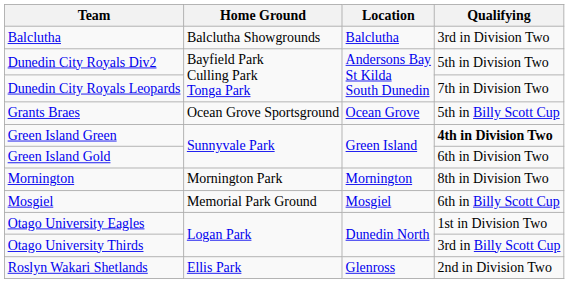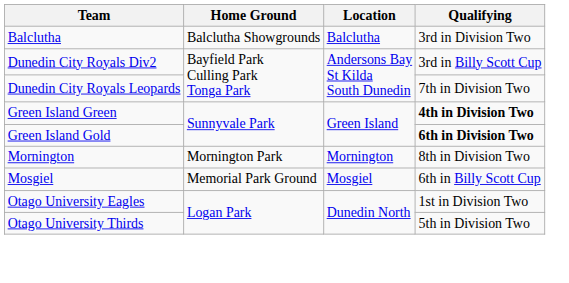(493, 62) 5th in Division Two -> (480, 62) 3rd in Billy Scott Cup
- row: (44, 113)
(493, 157) normal -> (476, 135) bold
(499, 245) 3rd in Billy Scott Cup -> (474, 223) 5th in Division Two
- row: (78, 267)
